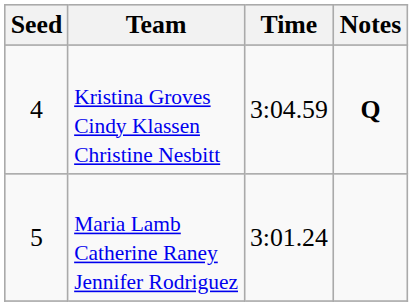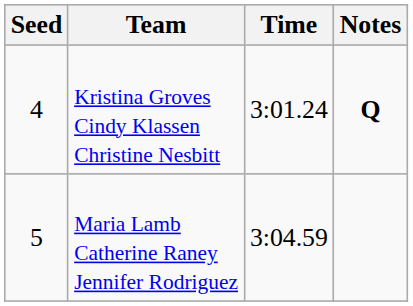(289, 109) 3:04.59 -> (289, 109) 3:01.24
(289, 237) 3:01.24 -> (289, 237) 3:04.59
